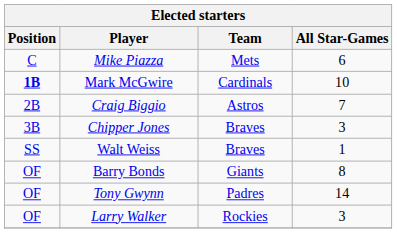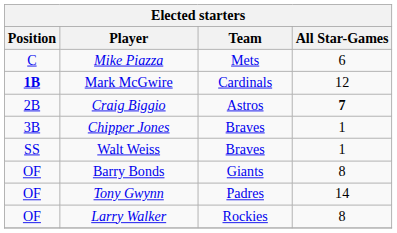(342, 82) 10 -> (342, 82) 12
(342, 104) normal -> (342, 104) bold
(342, 127) 3 -> (342, 127) 1
(342, 216) 3 -> (342, 216) 8
